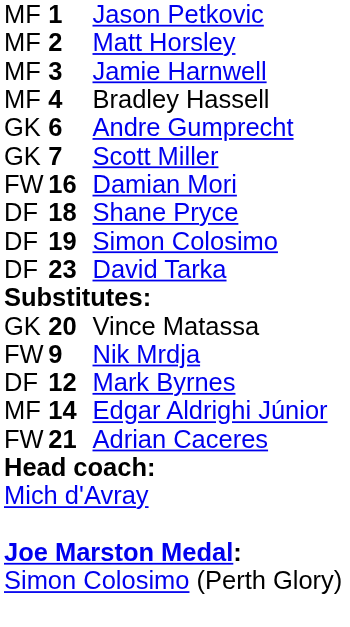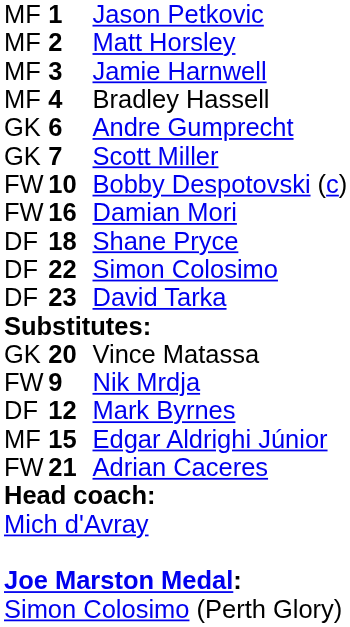+ row: (220, 184)
(62, 241) 19 -> (62, 269) 22
(62, 411) 14 -> (62, 439) 15
